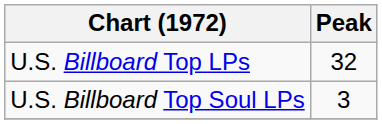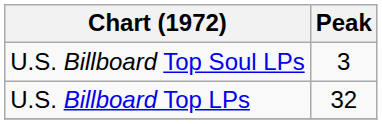rows swapped: (130, 61) <-> (157, 99)
